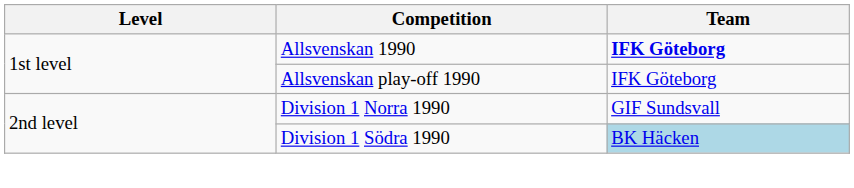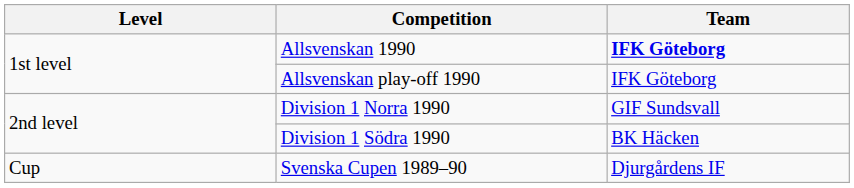(655, 138) lightblue background -> (655, 138) no background
+ row: (374, 167)
